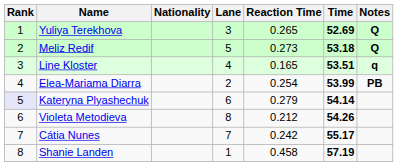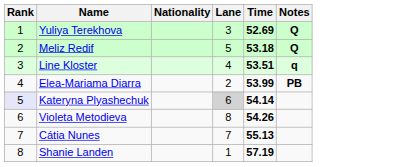- column: (284, 13)
(228, 100) no background -> (228, 100) lightgrey background
(340, 135) 55.17 -> (260, 135) 55.13
